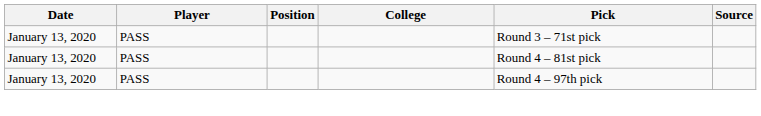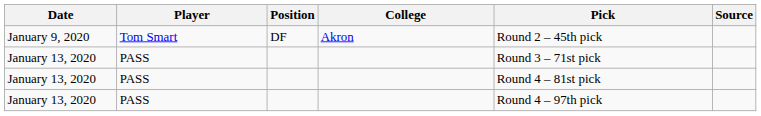+ row: (48, 36)
